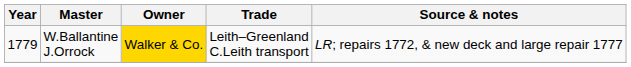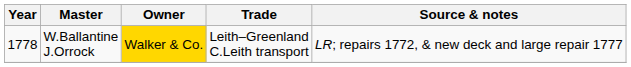(22, 44) 1779 -> (22, 44) 1778
